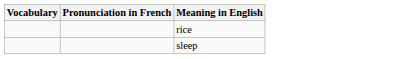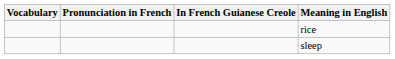+ column: (236, 12)
